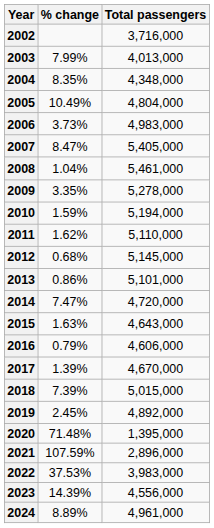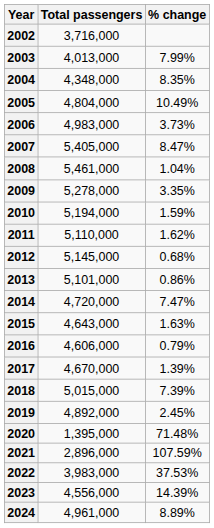columns swapped: (156, 14) <-> (70, 14)
